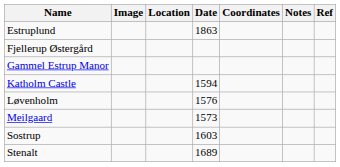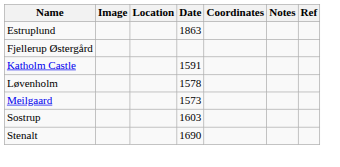- row: (58, 65)
(206, 83) 1594 -> (190, 65) 1591
(206, 100) 1576 -> (190, 83) 1578
(206, 153) 1689 -> (190, 135) 1690
